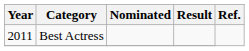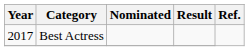(20, 35) 2011 -> (20, 35) 2017
